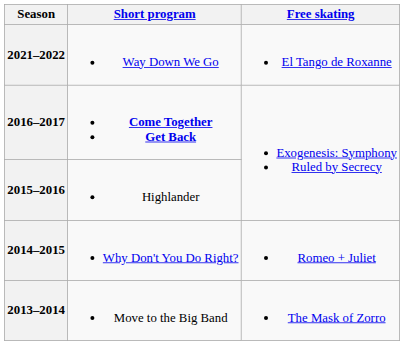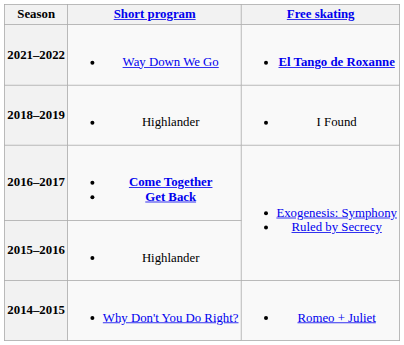(321, 62) normal -> (321, 62) bold
+ row: (36, 115)
- row: (36, 310)
